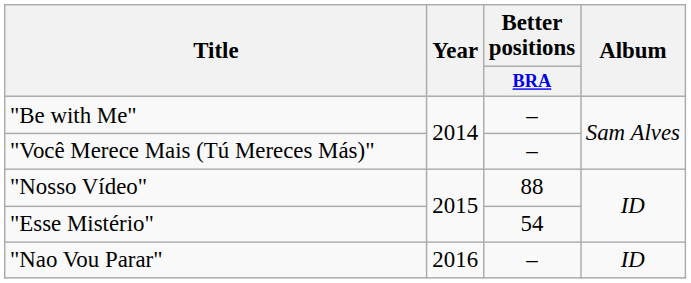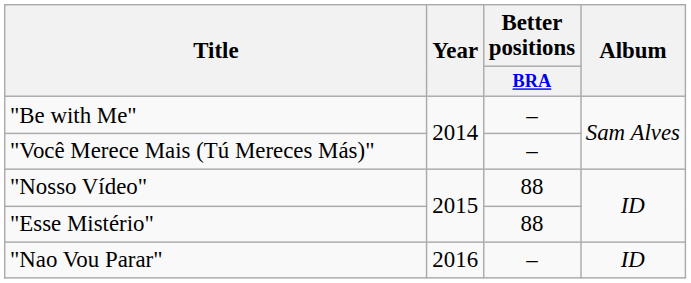(532, 223) 54 -> (532, 223) 88
